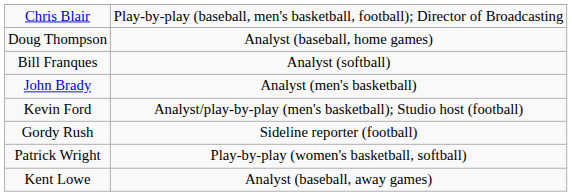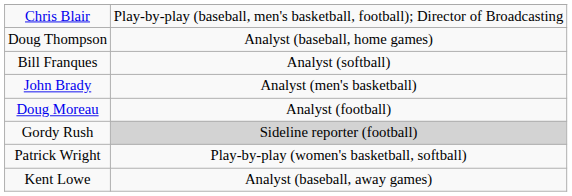- row: (58, 109)
+ row: (58, 109)
(339, 132) no background -> (339, 132) lightgrey background
